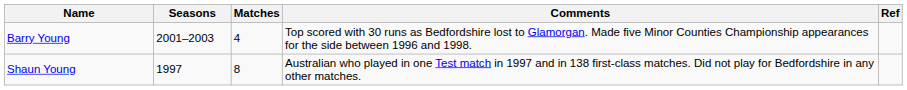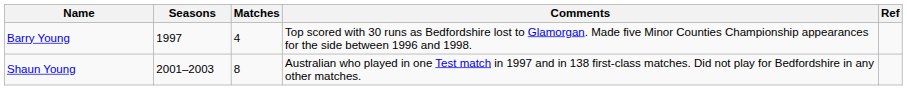(185, 38) 2001–2003 -> (169, 38) 1997
(169, 69) 1997 -> (185, 69) 2001–2003
